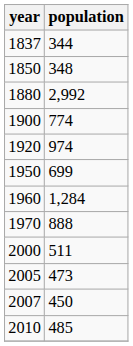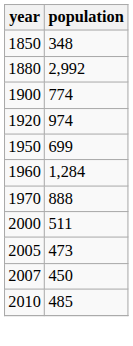- row: (25, 43)
